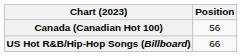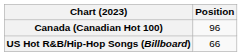(215, 28) 56 -> (215, 28) 96
